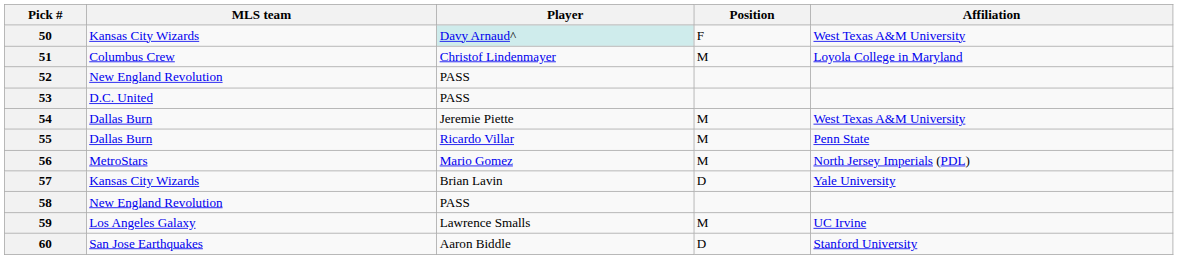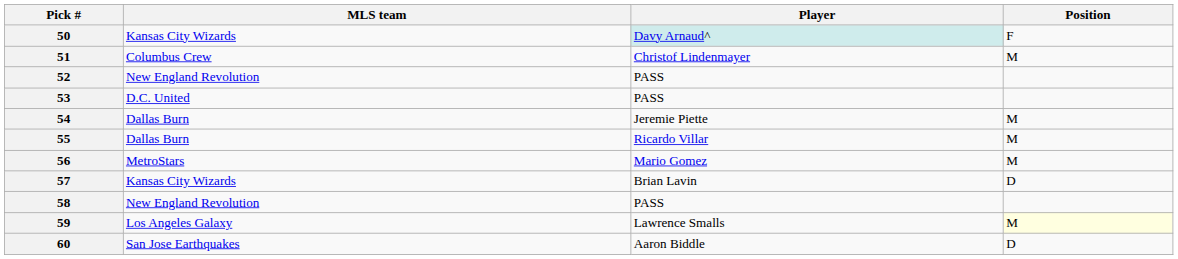- column: (991, 14)
(702, 222) no background -> (1012, 222) lightyellow background
